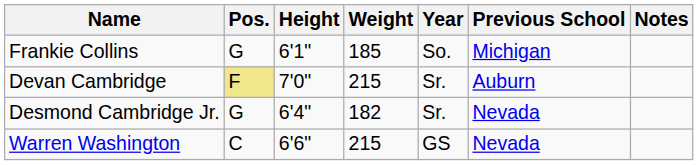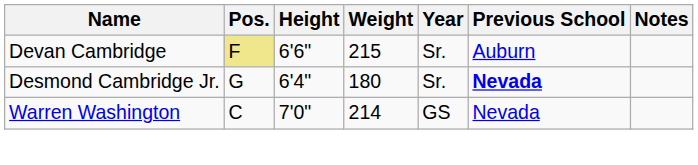- row: (74, 50)
(295, 81) 7'0" -> (295, 50) 6'6"
(365, 112) 182 -> (365, 81) 180
(506, 112) normal -> (507, 81) bold
(295, 143) 6'6" -> (295, 112) 7'0"
(365, 143) 215 -> (365, 112) 214
